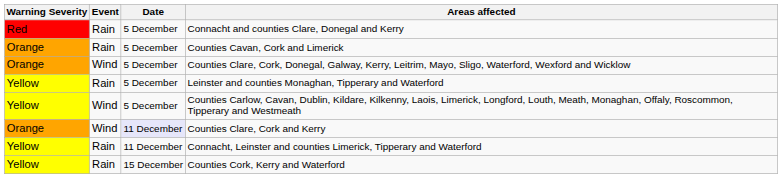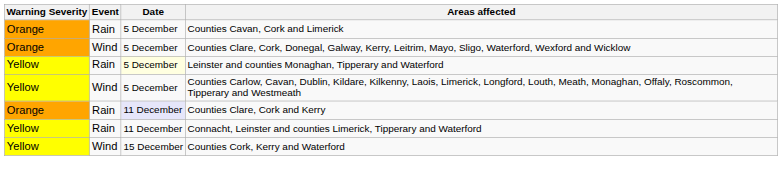- row: (296, 29)
(150, 83) no background -> (150, 65) lightyellow background
(105, 128) Wind -> (104, 110) Rain
(104, 164) Rain -> (105, 146) Wind
